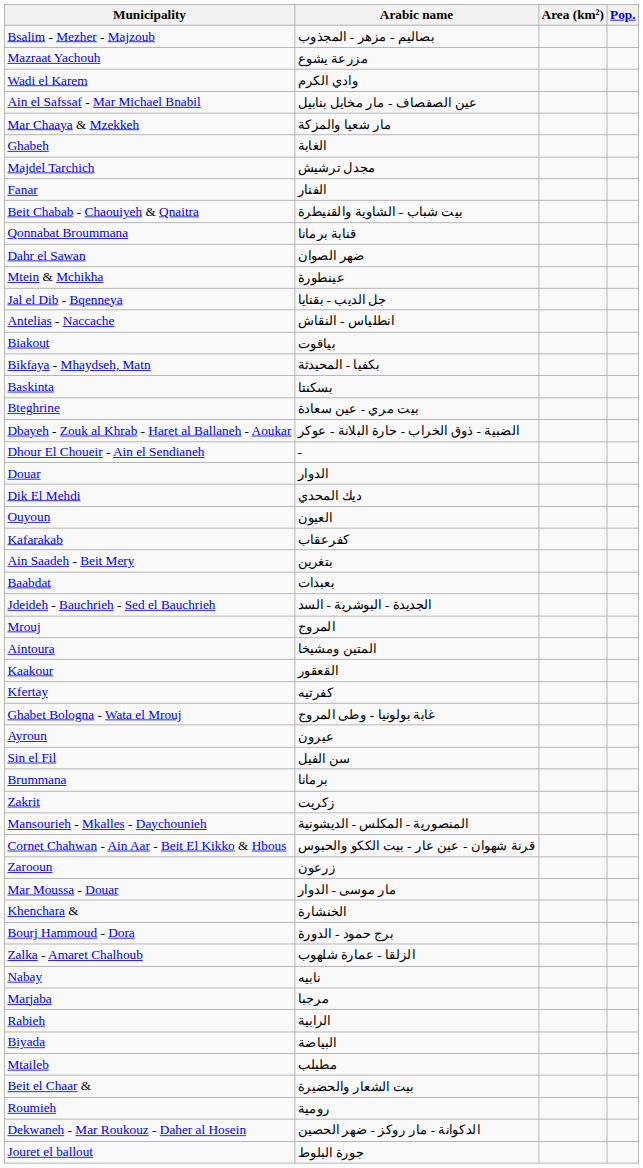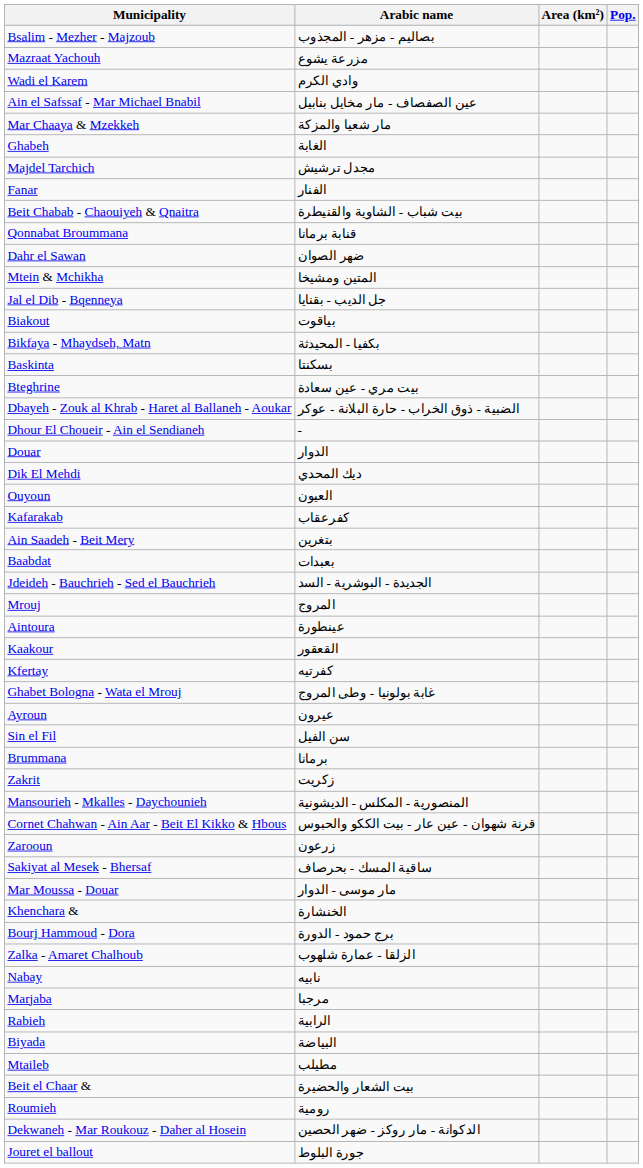(321, 277) عينطورة -> (337, 277) المتين ومشيخا
- row: (61, 321)
(337, 649) المتين ومشيخا -> (321, 627) عينطورة
+ row: (79, 867)
